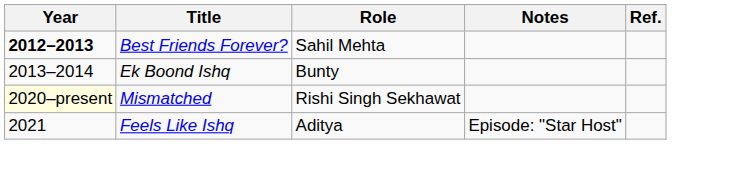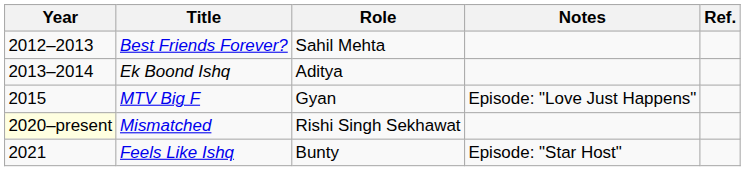(51, 44) bold -> (51, 44) normal
(317, 71) Bunty -> (319, 71) Aditya
+ row: (160, 98)
(319, 125) Aditya -> (317, 152) Bunty
